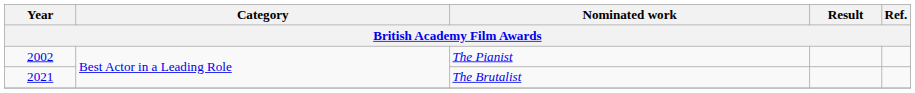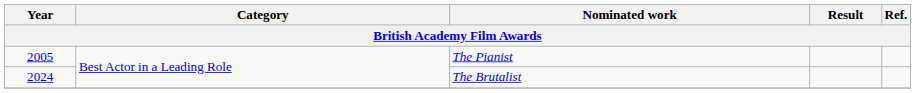(40, 56) 2002 -> (40, 56) 2005
(40, 77) 2021 -> (40, 77) 2024
